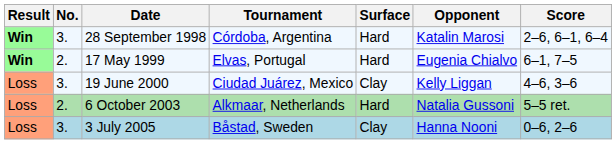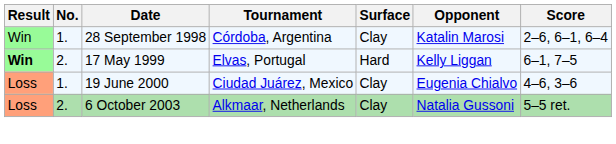(20, 37) bold -> (20, 37) normal
(62, 37) 3. -> (62, 37) 1.
(374, 37) Hard -> (373, 37) Clay
(467, 60) Eugenia Chialvo -> (454, 60) Kelly Liggan
(62, 82) 3. -> (62, 82) 1.
(454, 82) Kelly Liggan -> (467, 82) Eugenia Chialvo
(374, 104) Hard -> (373, 104) Clay
- row: (120, 127)
